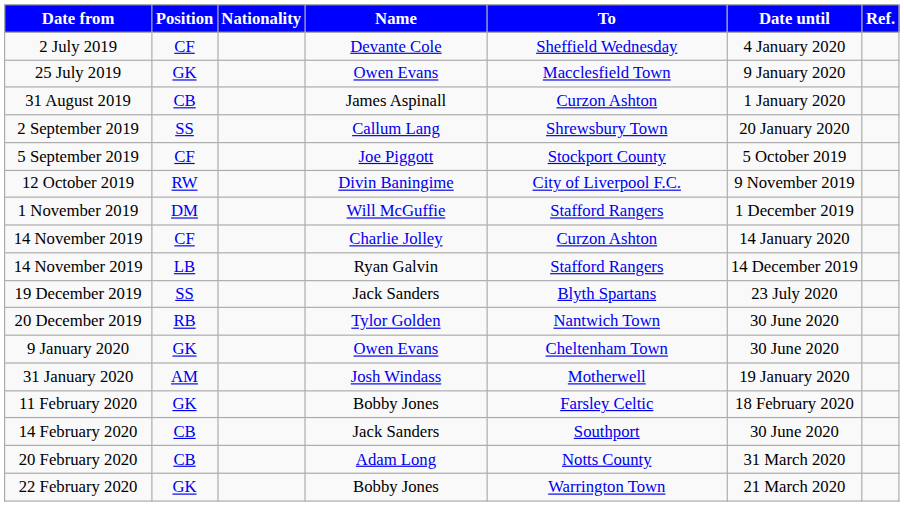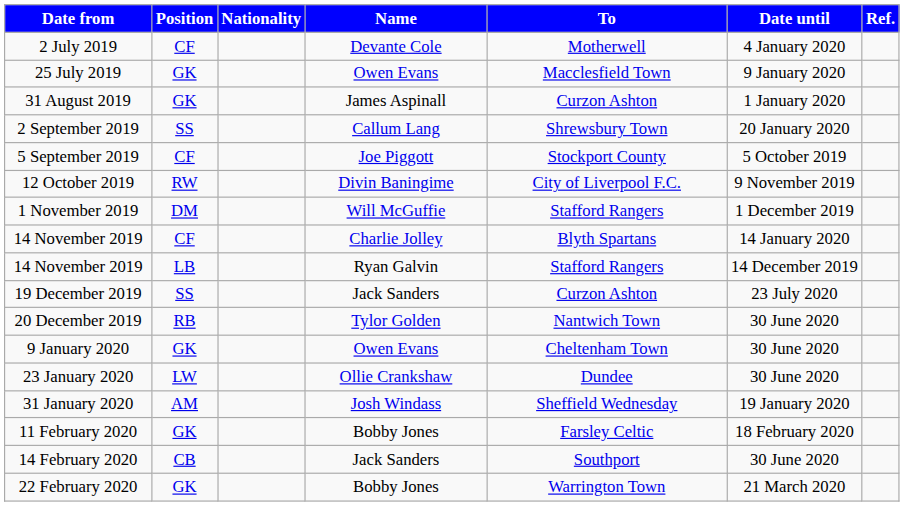(607, 46) Sheffield Wednesday -> (607, 46) Motherwell
(185, 101) CB -> (185, 101) GK
(607, 239) Curzon Ashton -> (607, 239) Blyth Spartans
(607, 294) Blyth Spartans -> (607, 294) Curzon Ashton
+ row: (78, 376)
(607, 376) Motherwell -> (607, 404) Sheffield Wednesday
- row: (78, 459)
